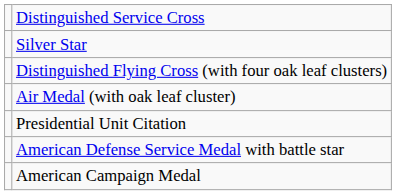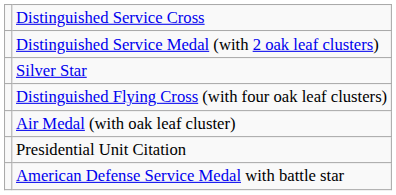+ row: (197, 44)
- row: (108, 176)
